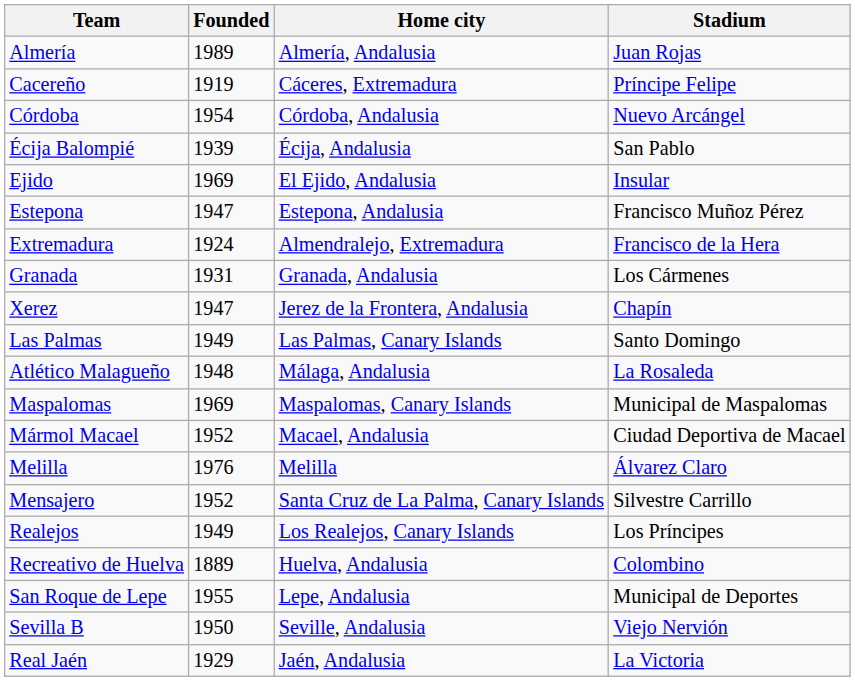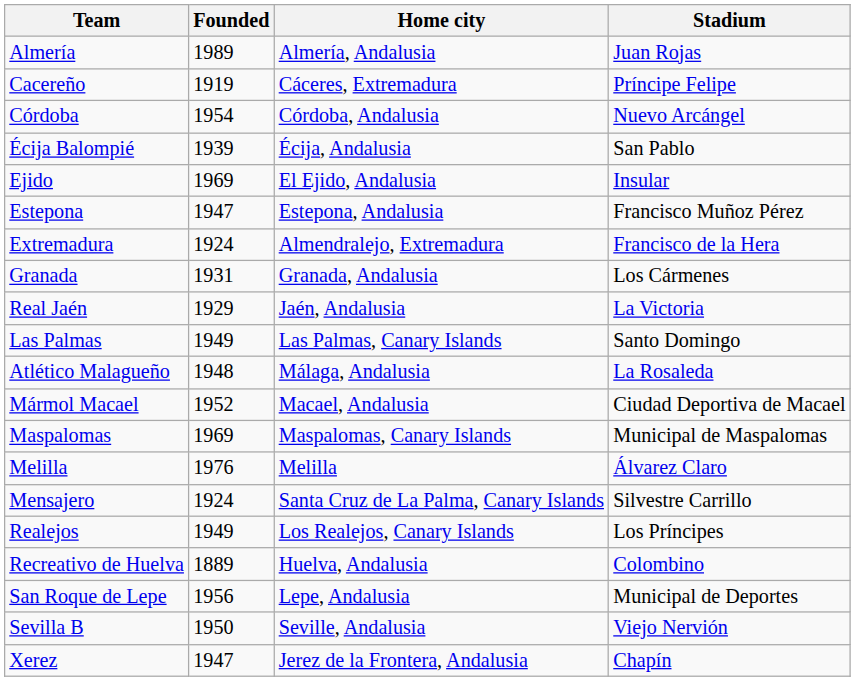rows swapped: (48, 659) <-> (33, 308)
rows swapped: (74, 436) <-> (60, 404)
(213, 500) 1952 -> (213, 500) 1924
(213, 595) 1955 -> (213, 595) 1956
